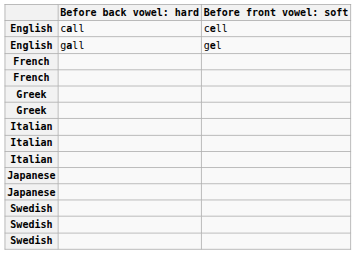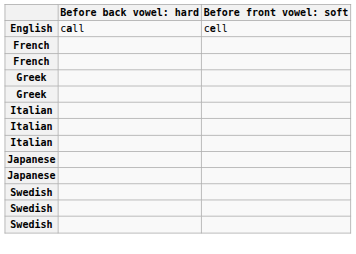- row: (31, 45)
